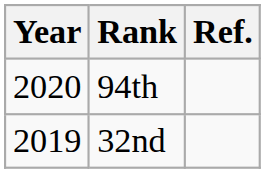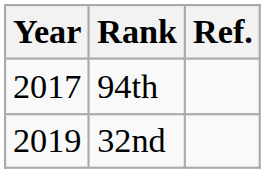(47, 85) 2020 -> (47, 85) 2017
